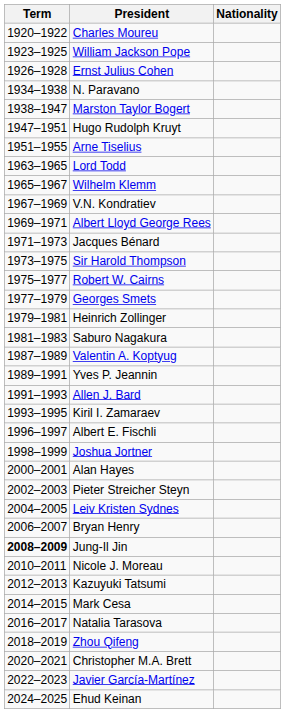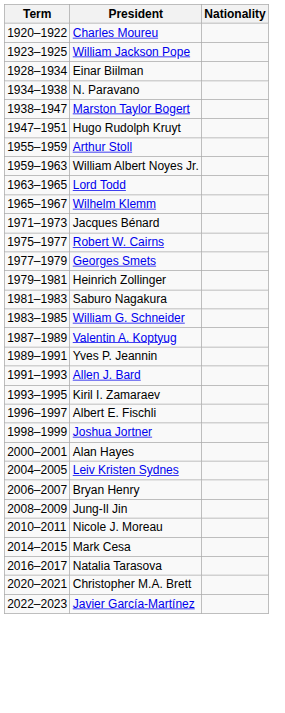- row: (123, 71)
+ row: (108, 71)
- row: (107, 147)
+ row: (102, 147)
+ row: (136, 166)
- row: (114, 204)
- row: (142, 223)
- row: (129, 261)
+ row: (129, 318)
- row: (131, 489)
(37, 546) bold -> (37, 508) normal
- row: (119, 584)
- row: (106, 642)
- row: (107, 699)
